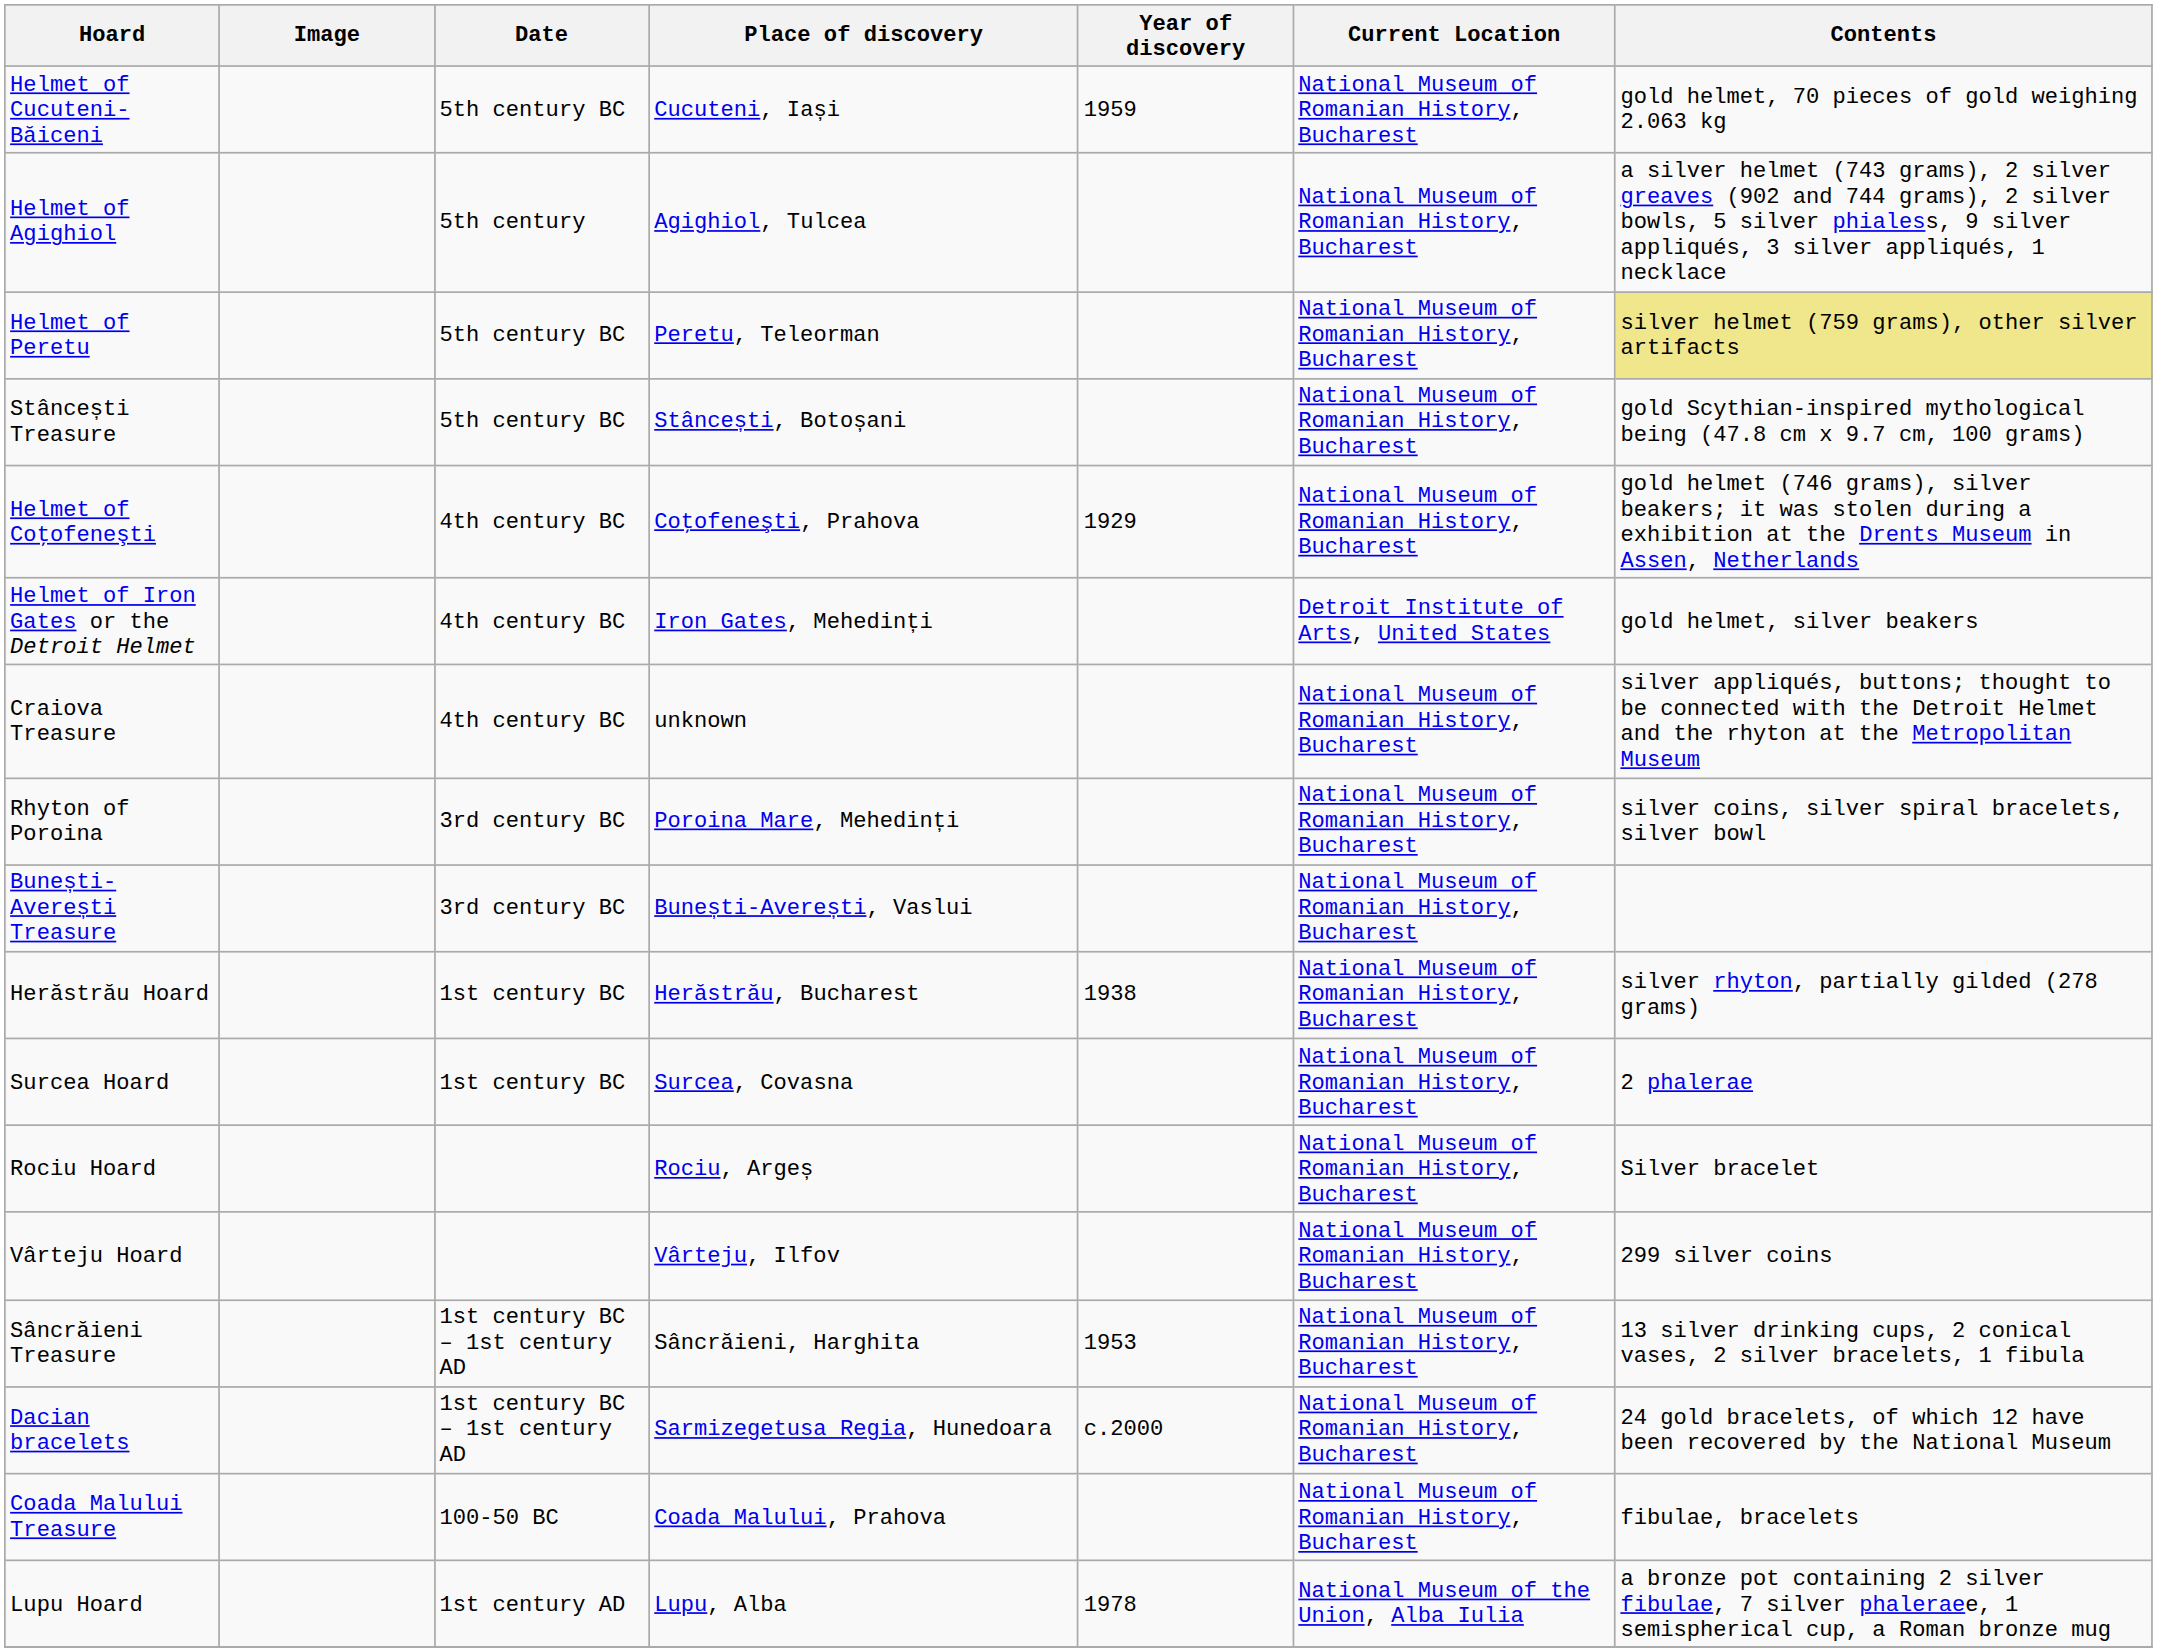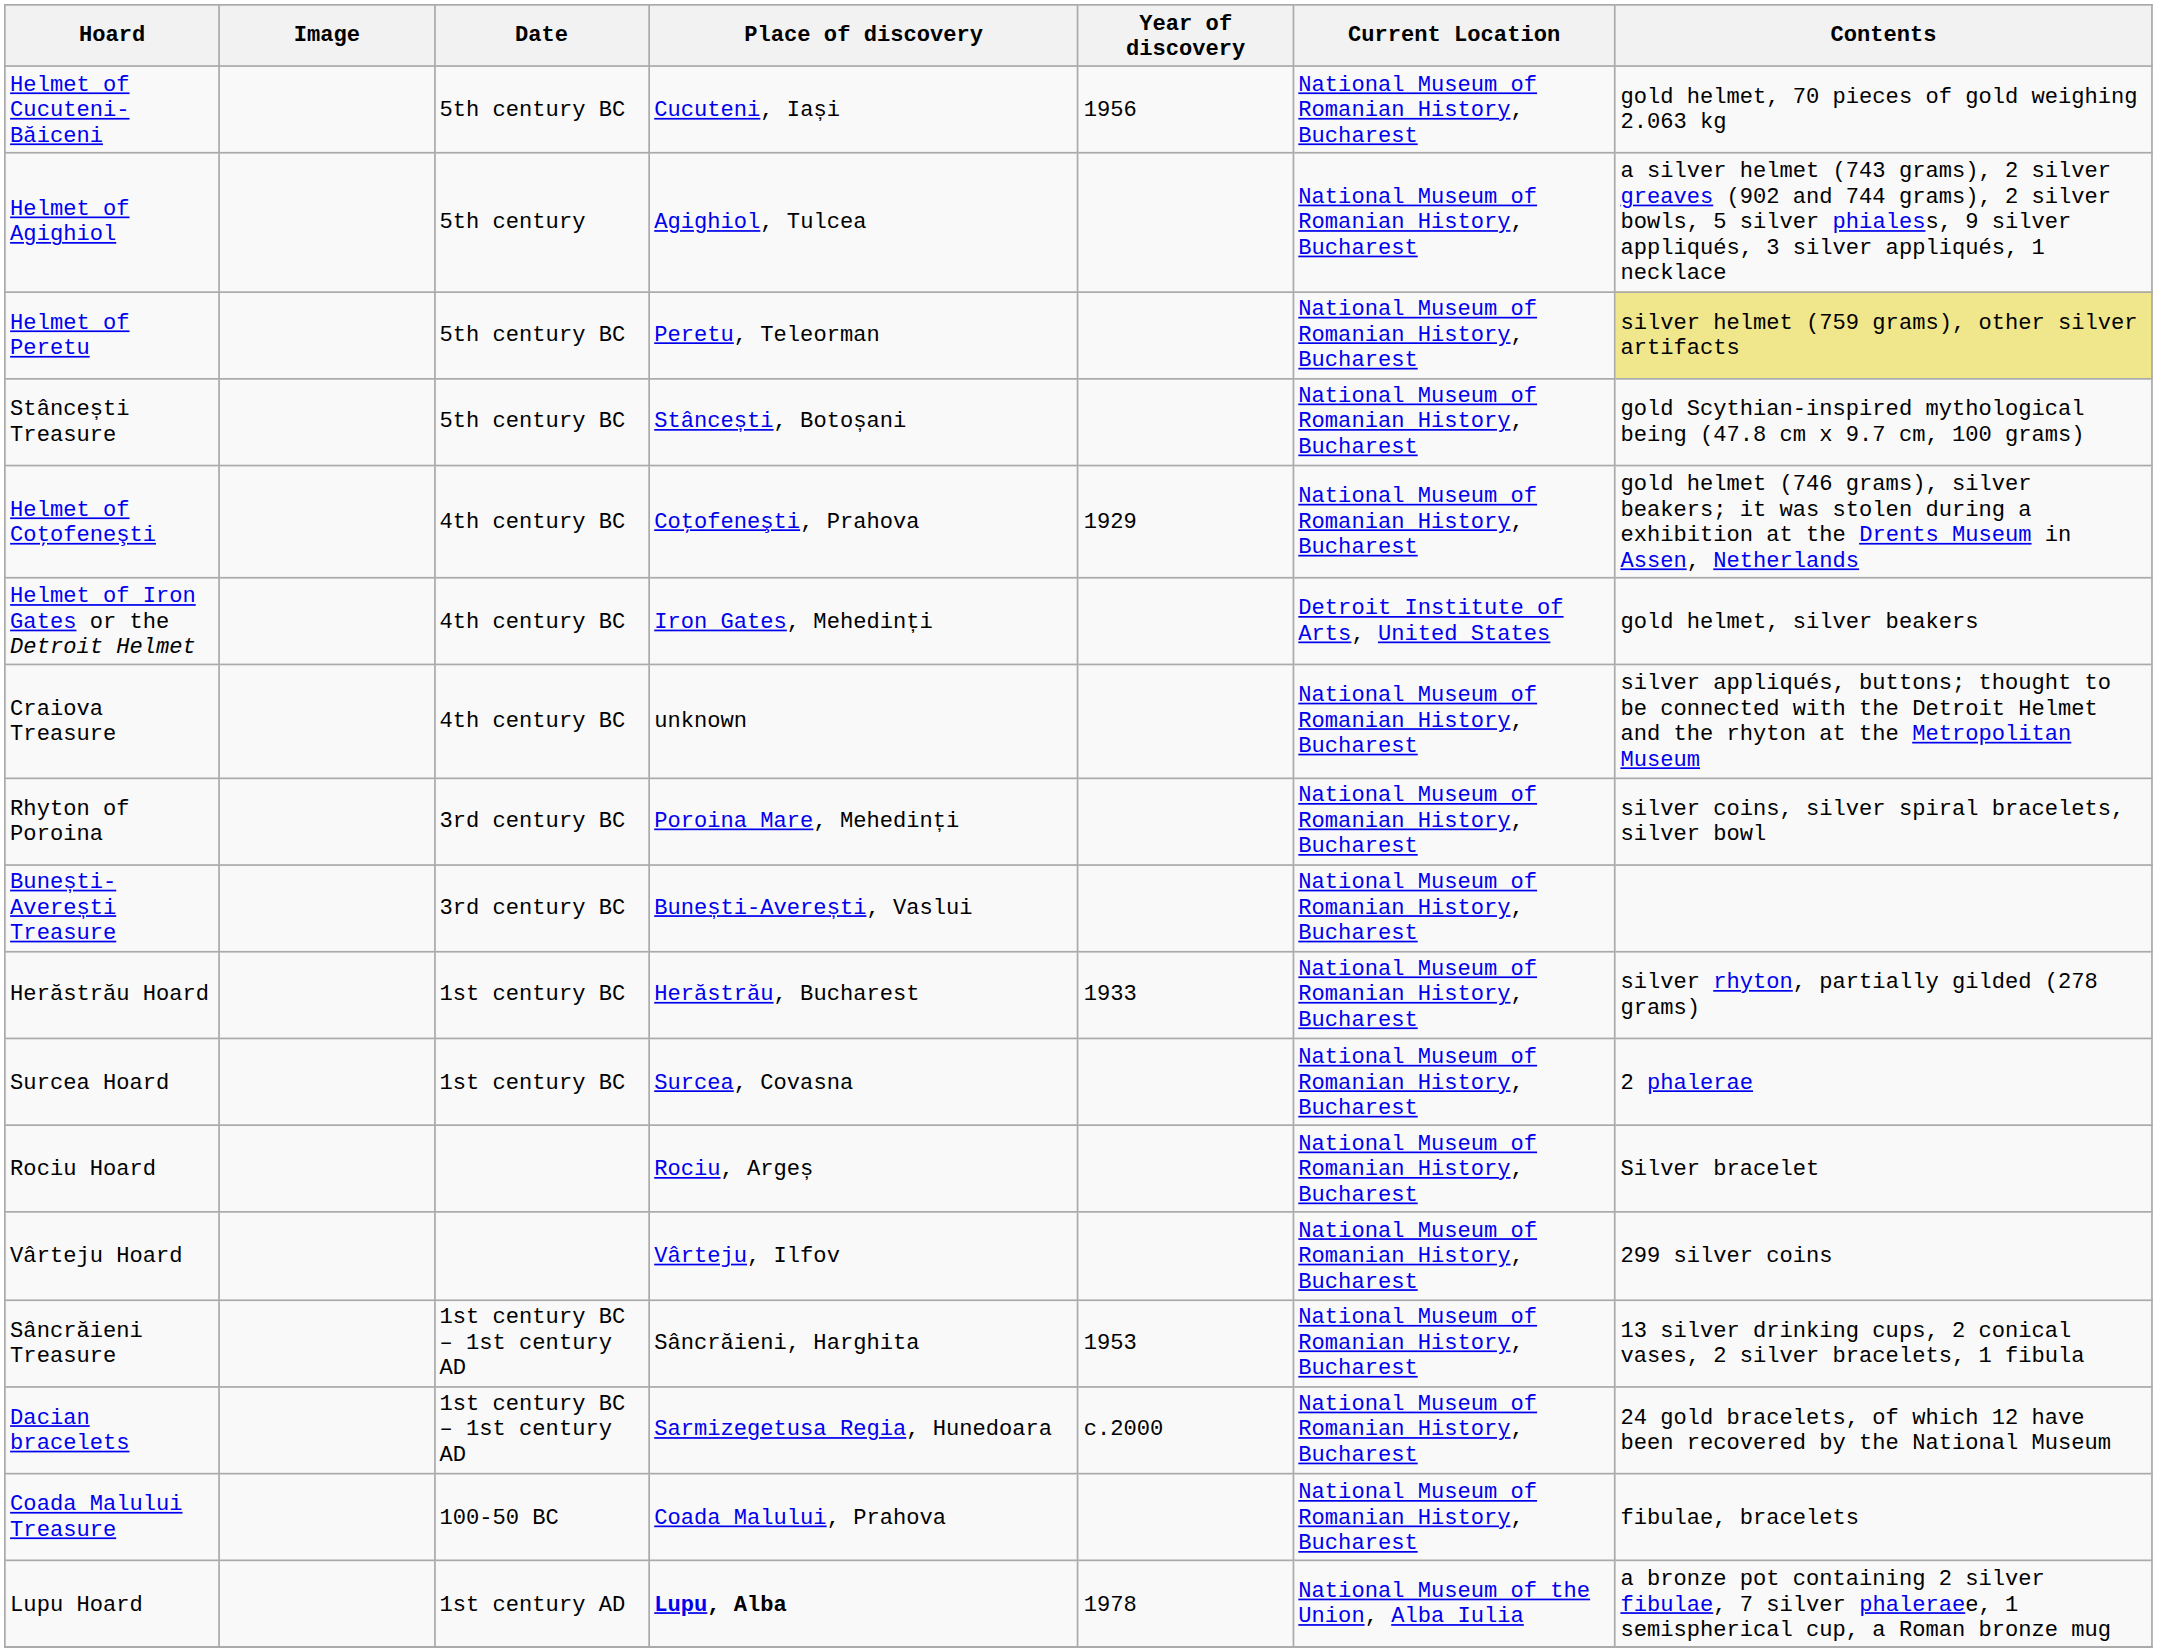(1110, 110) 1959 -> (1110, 110) 1956
(1110, 995) 1938 -> (1110, 995) 1933
(721, 1604) normal -> (721, 1604) bold
